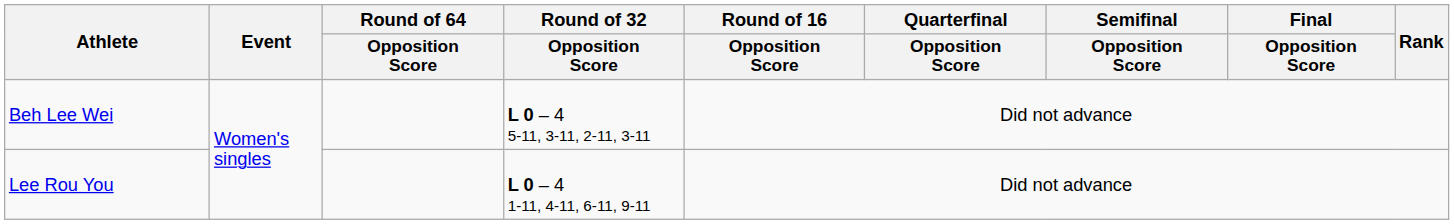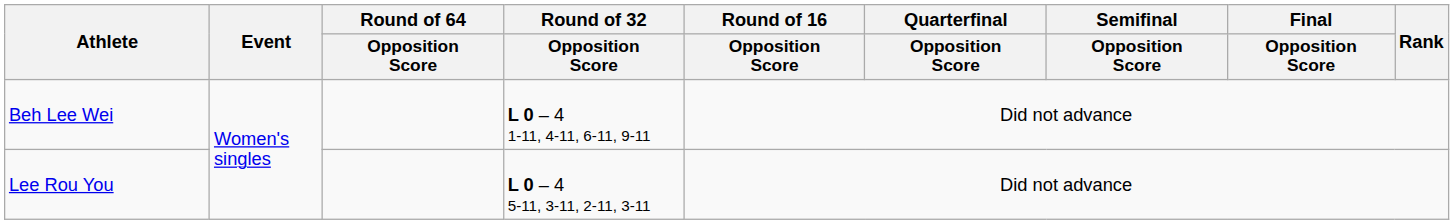(579, 125) L 0 – 4 5-11, 3-11, 2-11, 3-11 -> (579, 125) L 0 – 4 1-11, 4-11, 6-11, 9-11
(579, 195) L 0 – 4 1-11, 4-11, 6-11, 9-11 -> (579, 195) L 0 – 4 5-11, 3-11, 2-11, 3-11
